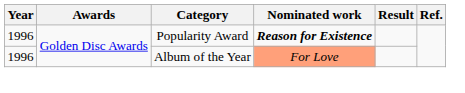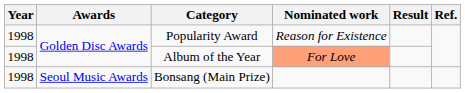(21, 35) 1996 -> (21, 35) 1998
(314, 35) bold -> (331, 35) normal
(21, 56) 1996 -> (21, 56) 1998
+ row: (212, 77)
